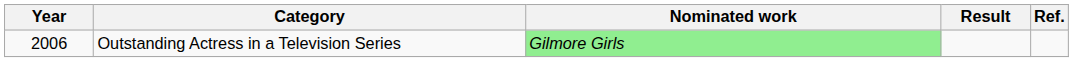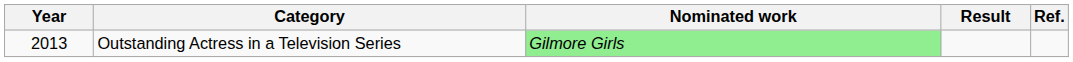(49, 43) 2006 -> (49, 43) 2013
